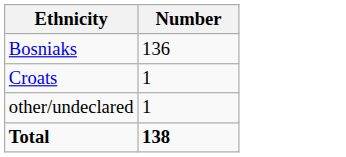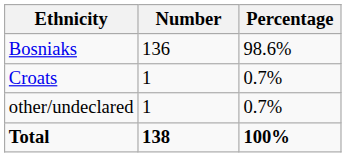+ column: (290, 19)
